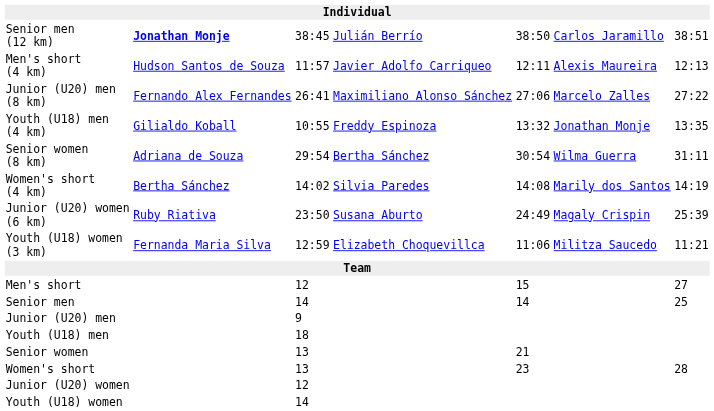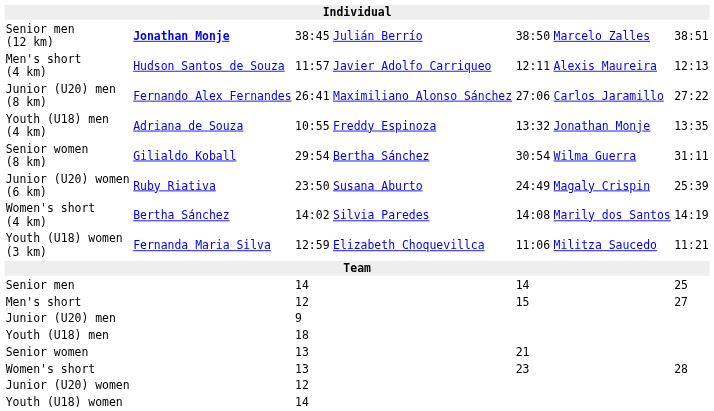(609, 36) Carlos Jaramillo -> (602, 36) Marcelo Zalles
(602, 95) Marcelo Zalles -> (609, 95) Carlos Jaramillo
(185, 125) Gilialdo Koball -> (188, 125) Adriana de Souza
(188, 155) Adriana de Souza -> (185, 155) Gilialdo Koball
rows swapped: (50, 185) <-> (68, 215)
rows swapped: (40, 302) <-> (44, 285)
